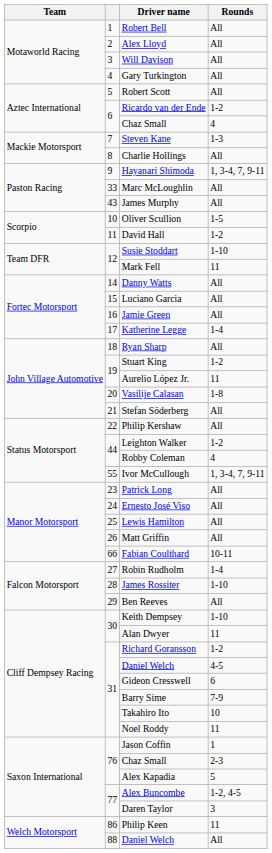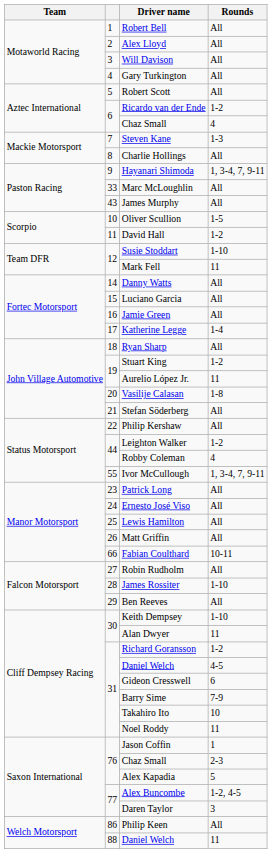(217, 569) 1-4 -> (216, 569) All
(215, 824) 11 -> (216, 824) All
(216, 840) All -> (215, 840) 11
